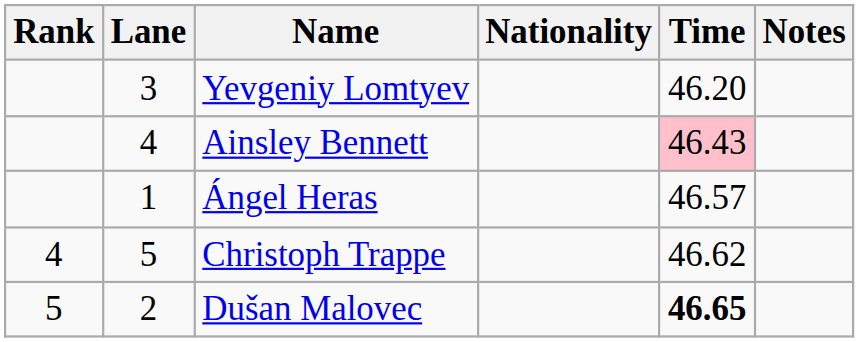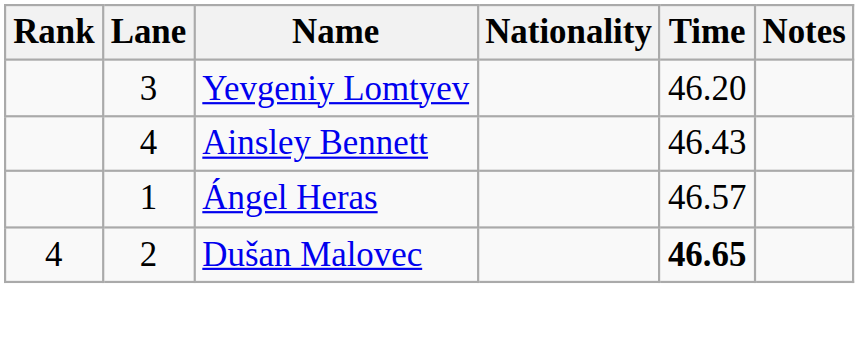(707, 142) pink background -> (707, 142) no background
- row: (324, 253)
(54, 308) 5 -> (54, 253) 4
